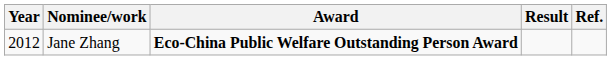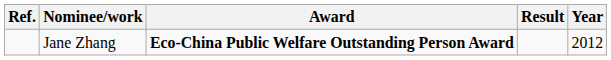columns swapped: (24, 17) <-> (589, 17)
